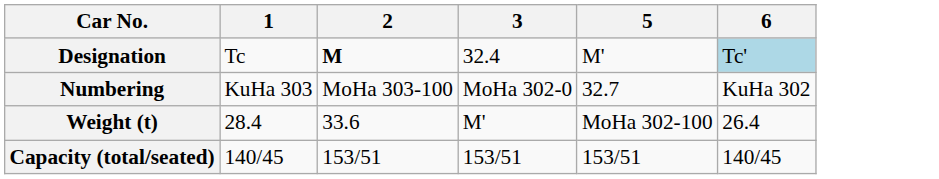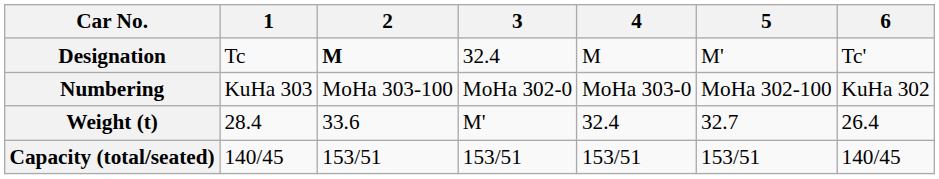+ column: (637, 21)
(735, 55) lightblue background -> (854, 55) no background
(601, 88) 32.7 -> (766, 88) MoHa 302-100
(647, 122) MoHa 302-100 -> (720, 122) 32.7
